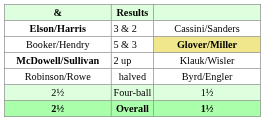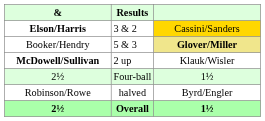(207, 28) no background -> (207, 28) gold background
rows swapped: (58, 76) <-> (58, 92)
